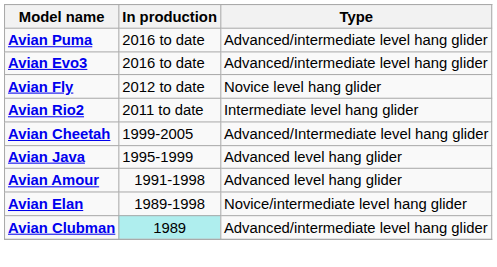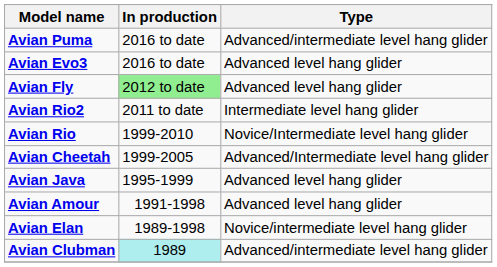(356, 63) Advanced/intermediate level hang glider -> (313, 63) Advanced level hang glider
(164, 87) no background -> (164, 87) lightgreen background
(303, 87) Novice level hang glider -> (313, 87) Advanced level hang glider
+ row: (42, 134)
